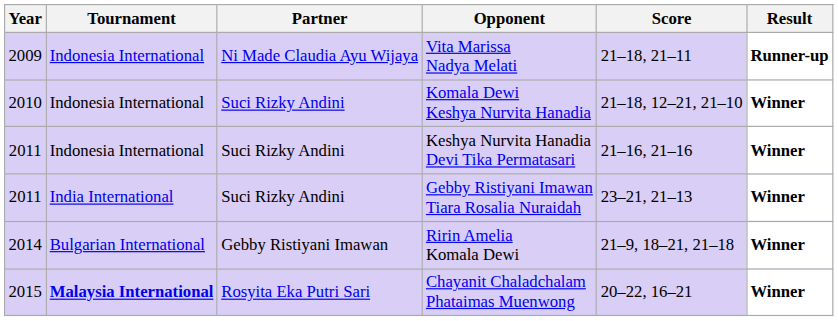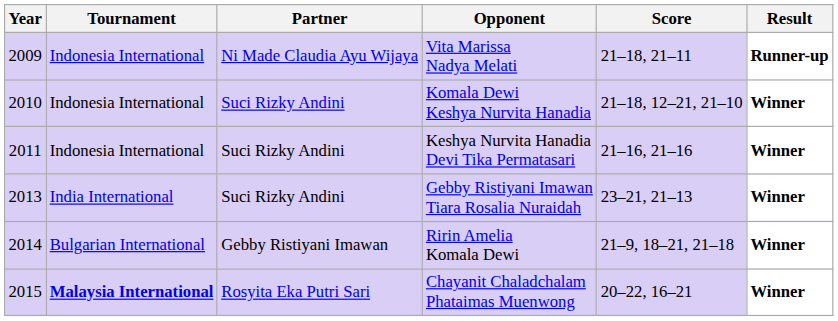(25, 197) 2011 -> (25, 197) 2013
